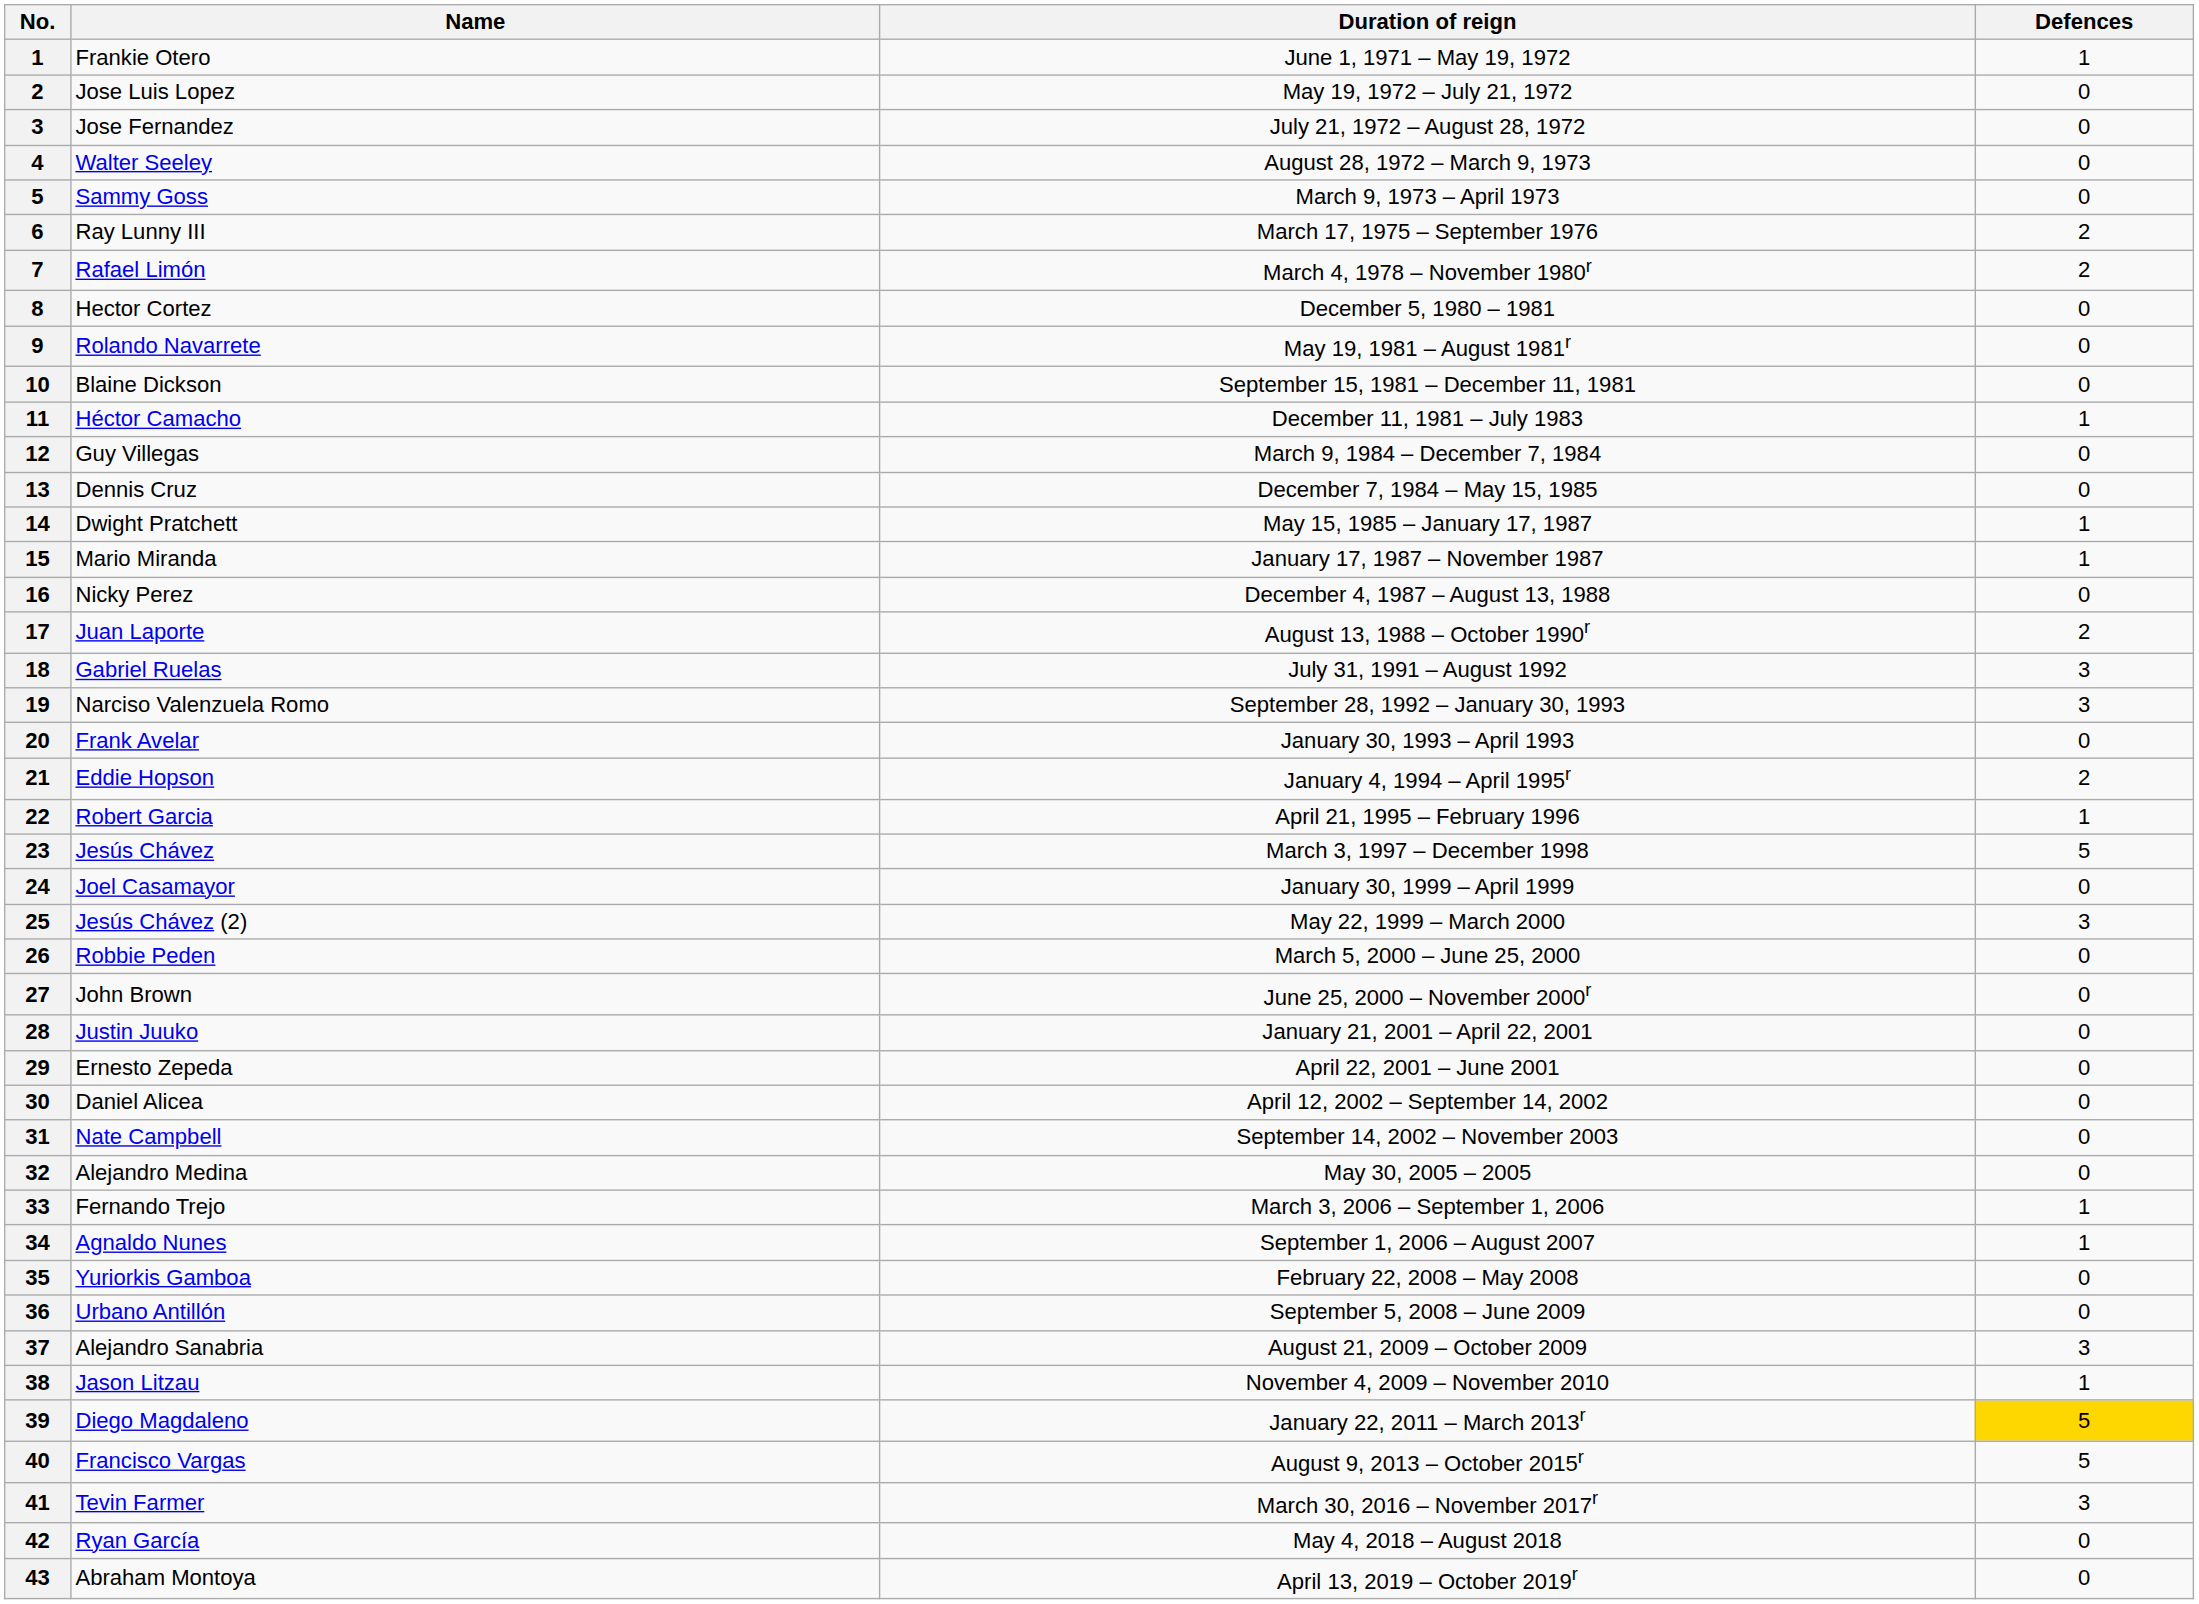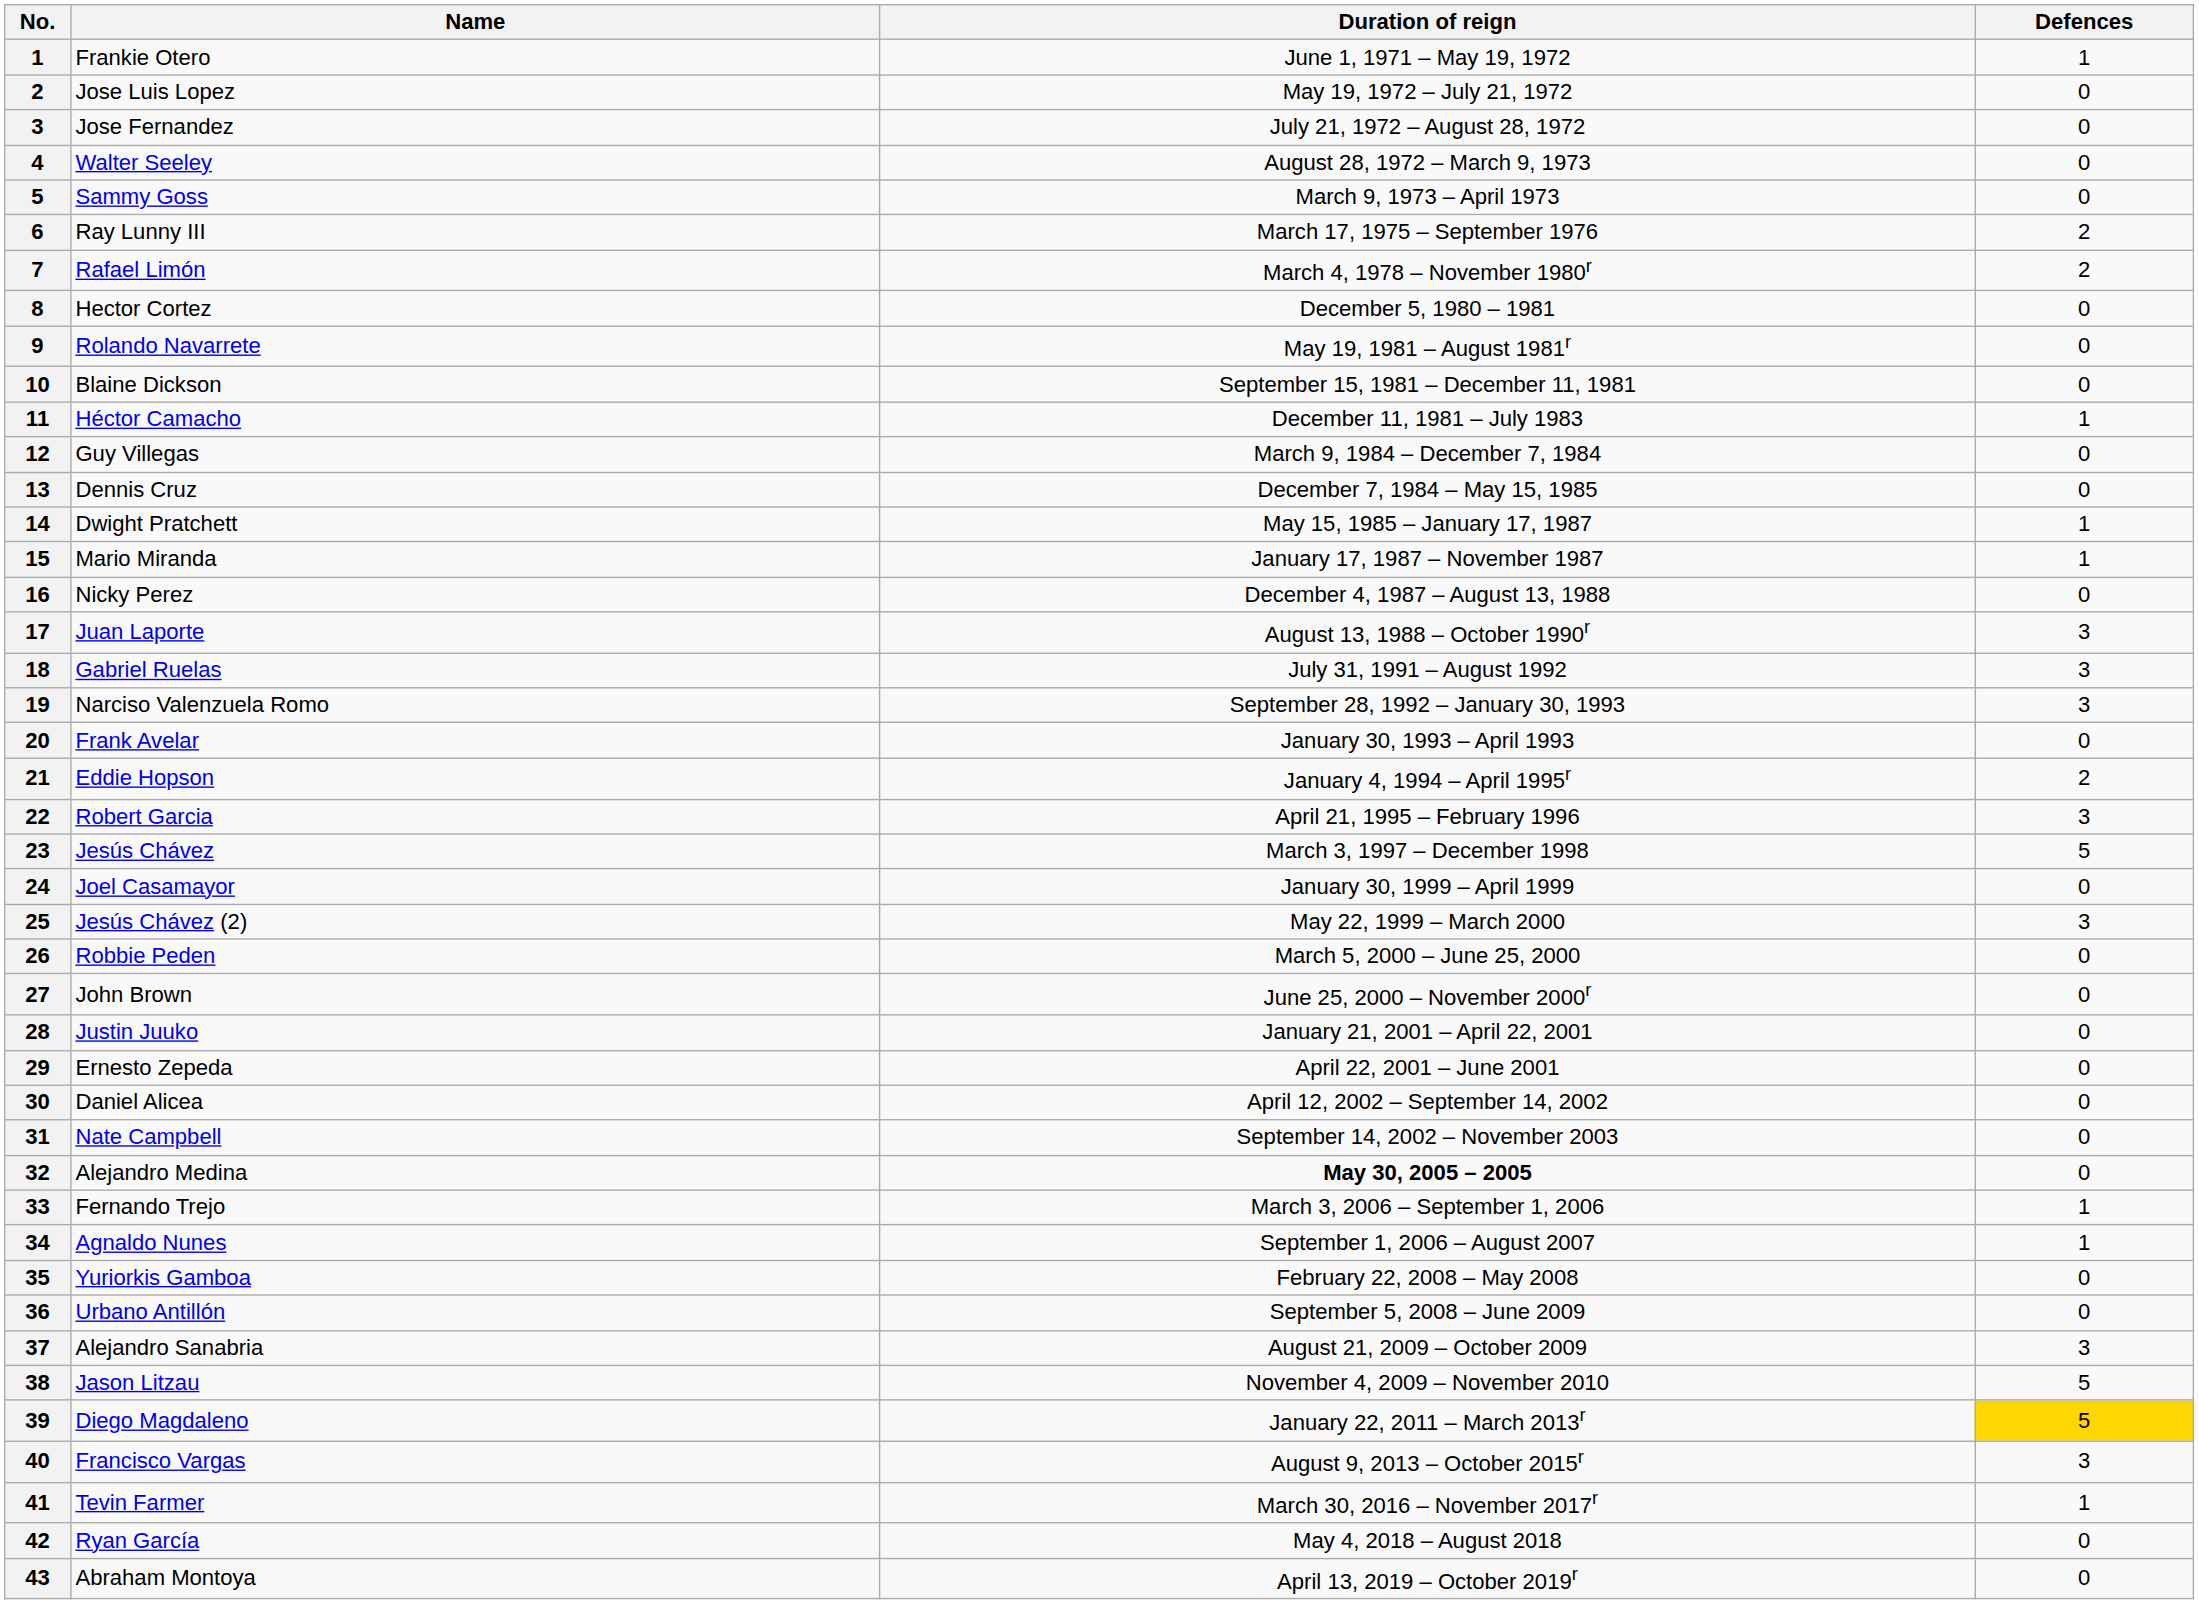(2084, 632) 2 -> (2084, 632) 3
(2084, 816) 1 -> (2084, 816) 3
(1427, 1172) normal -> (1427, 1172) bold
(2084, 1382) 1 -> (2084, 1382) 5
(2084, 1461) 5 -> (2084, 1461) 3
(2084, 1502) 3 -> (2084, 1502) 1
